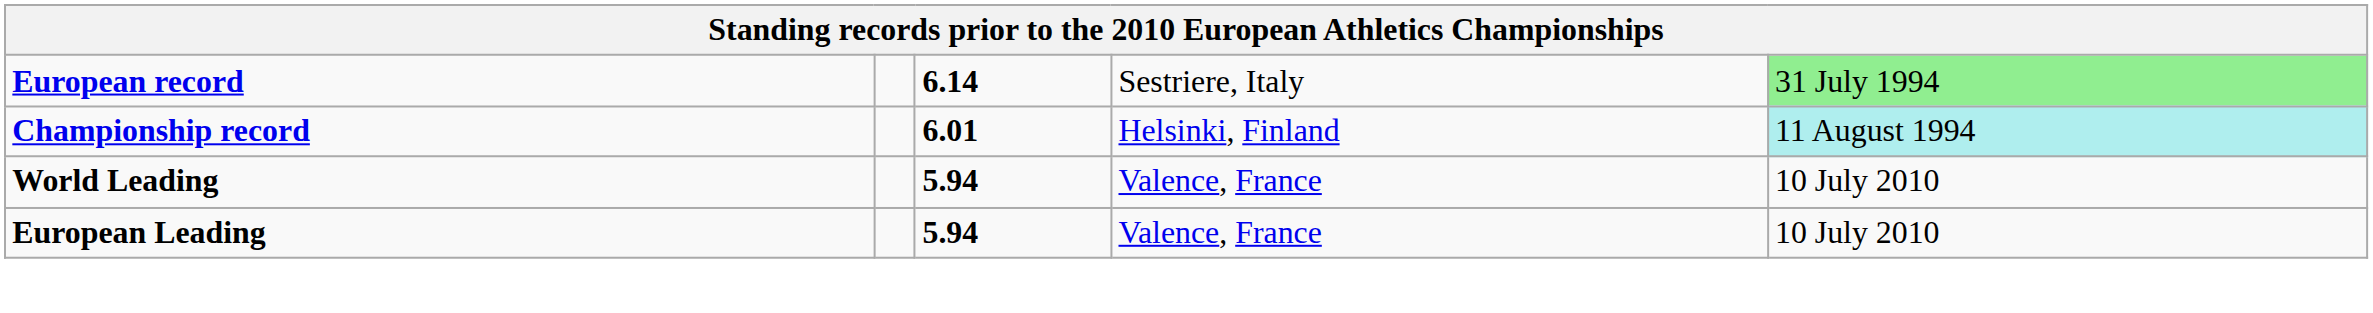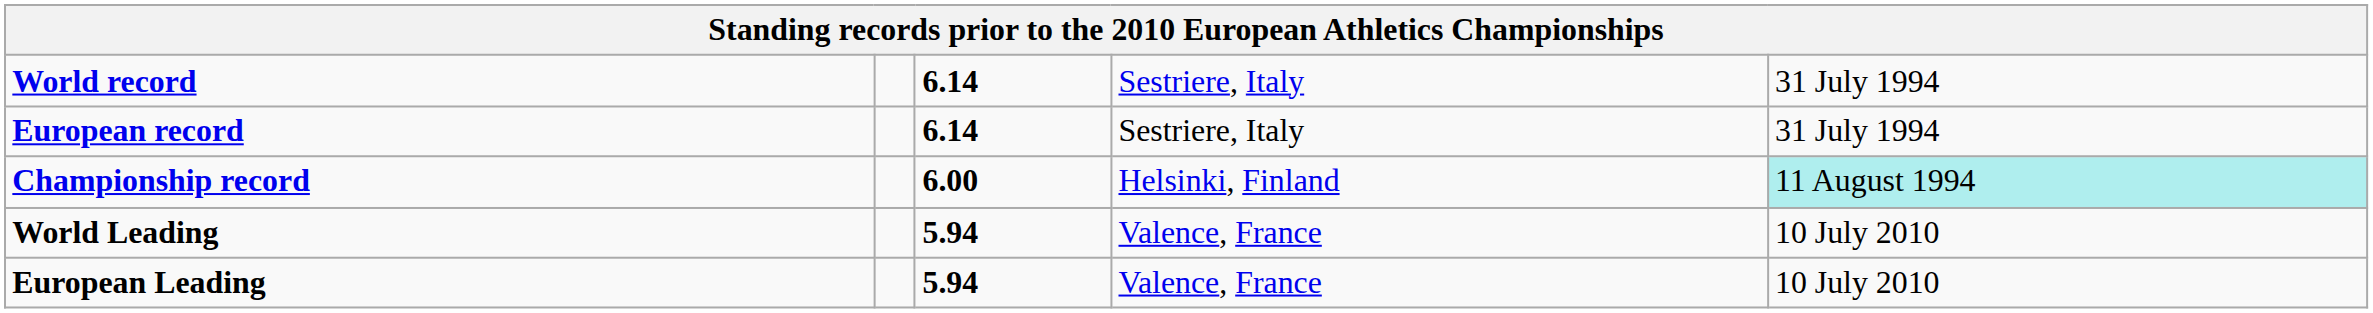+ row: (104, 80)
(1857, 80) lightgreen background -> (1857, 130) no background
(950, 130) 6.01 -> (950, 181) 6.00
